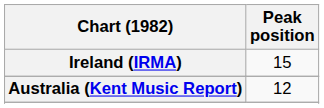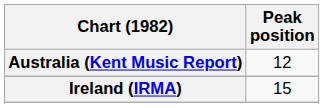rows swapped: (125, 89) <-> (125, 62)
